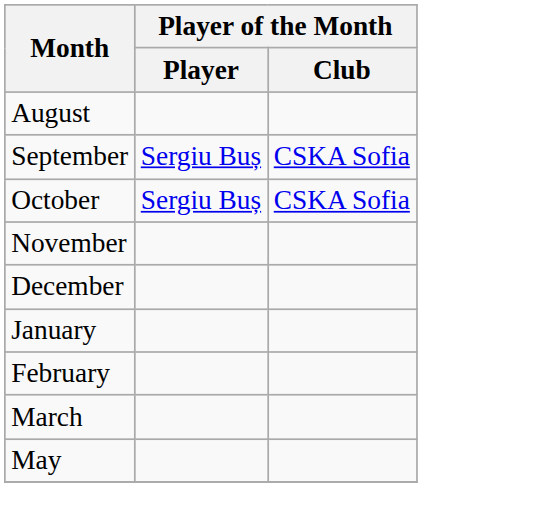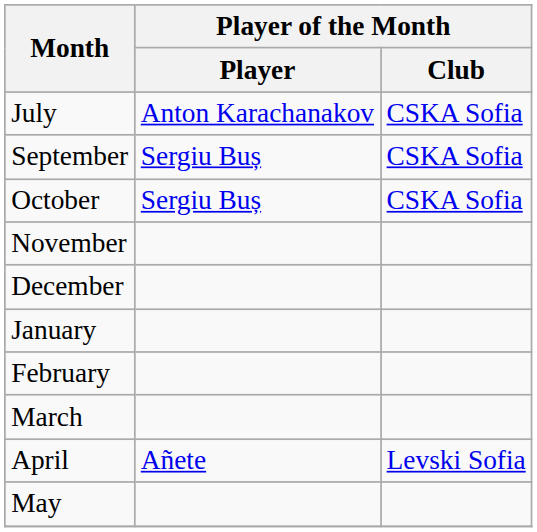+ row: (34, 112)
- row: (51, 112)
+ row: (40, 460)
